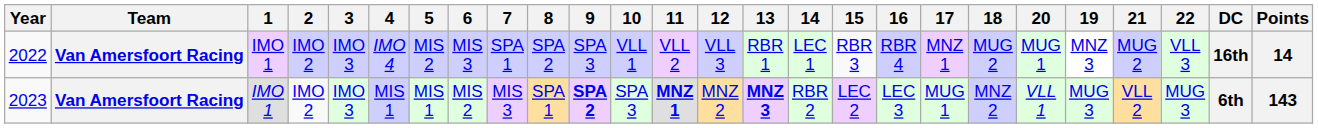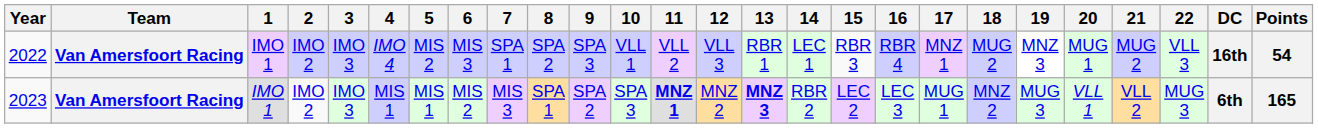columns swapped: (1089, 18) <-> (1041, 18)
(1283, 54) 14 -> (1282, 54) 54
(590, 100) bold -> (590, 100) normal
(1283, 100) 143 -> (1282, 100) 165
